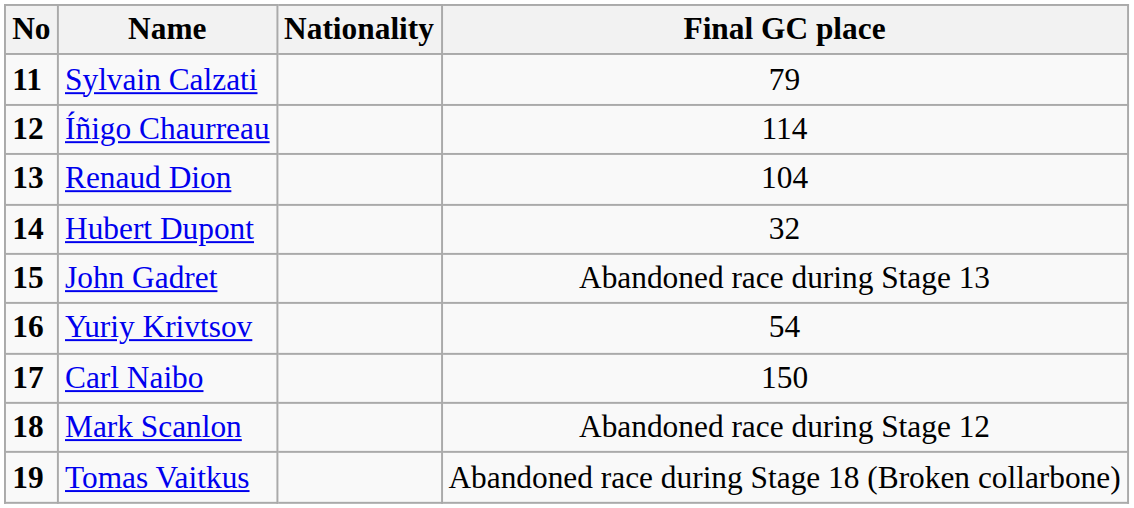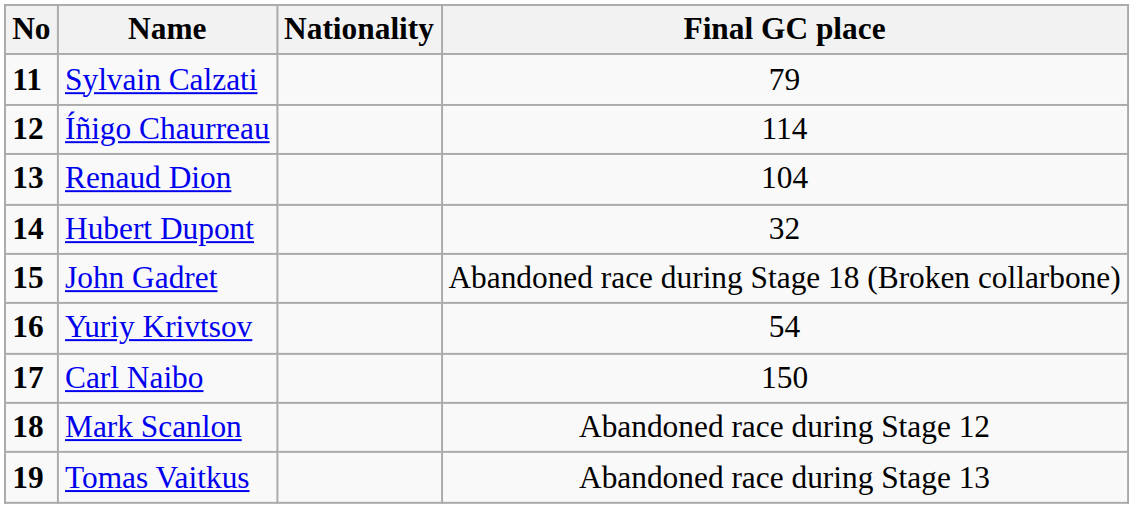(785, 278) Abandoned race during Stage 13 -> (785, 278) Abandoned race during Stage 18 (Broken collarbone)
(785, 476) Abandoned race during Stage 18 (Broken collarbone) -> (785, 476) Abandoned race during Stage 13
